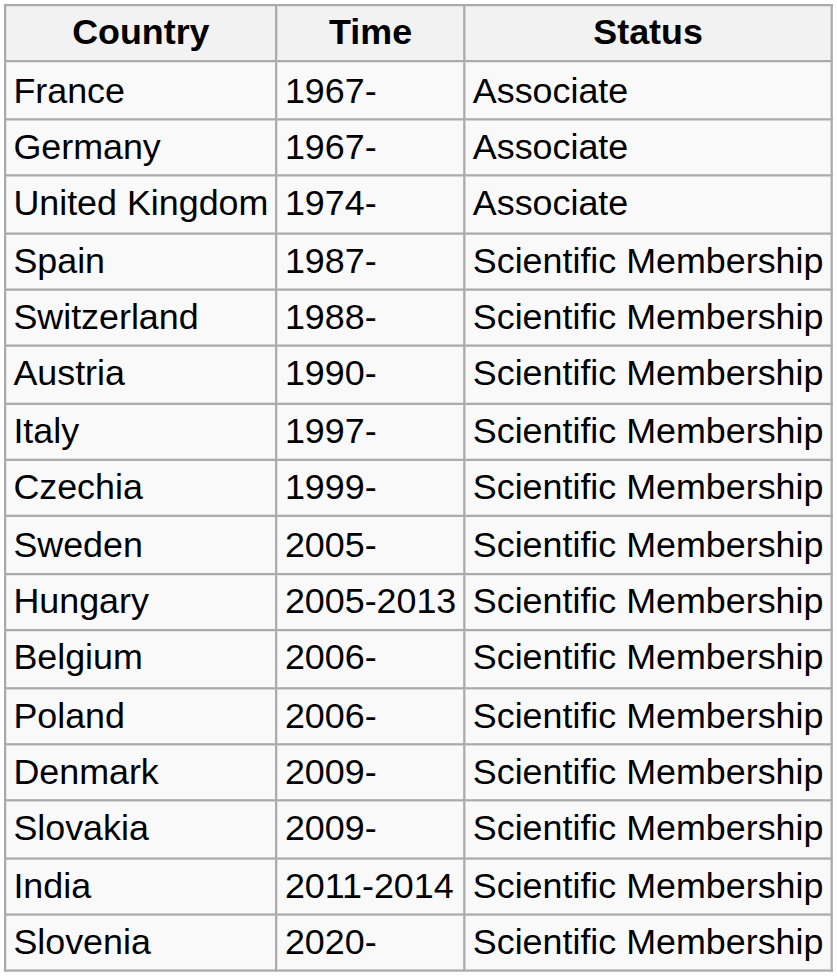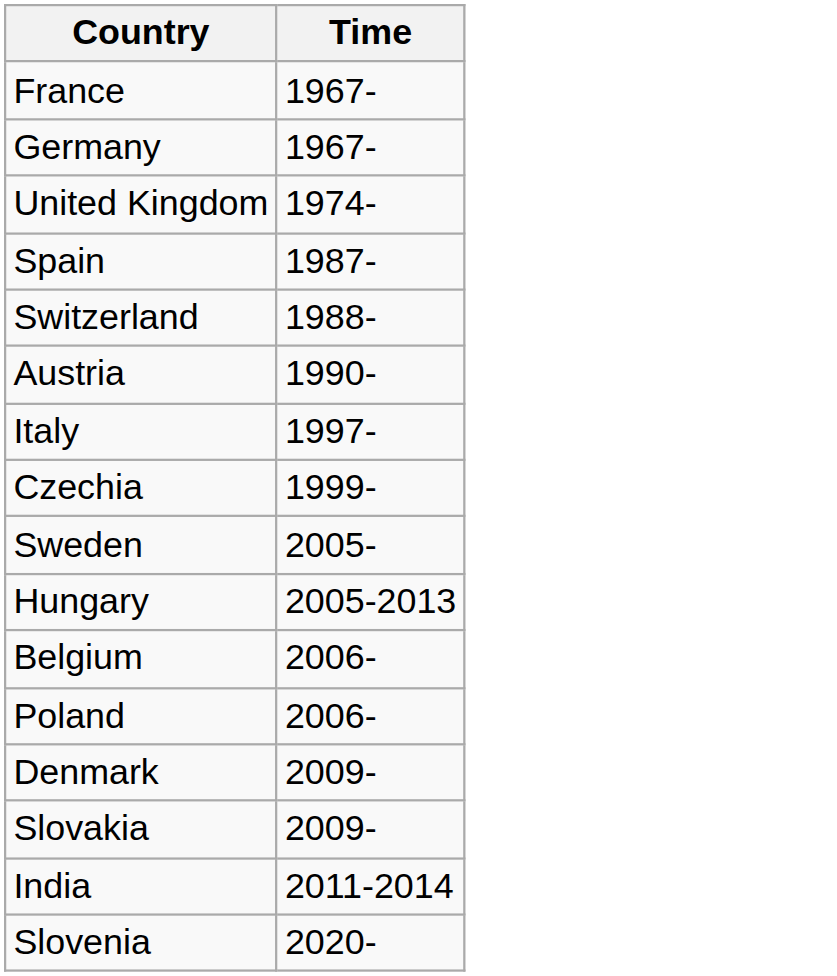- column: (648, 32)
